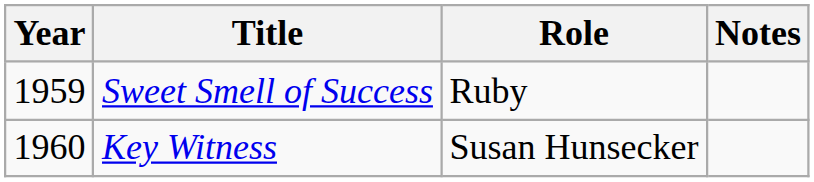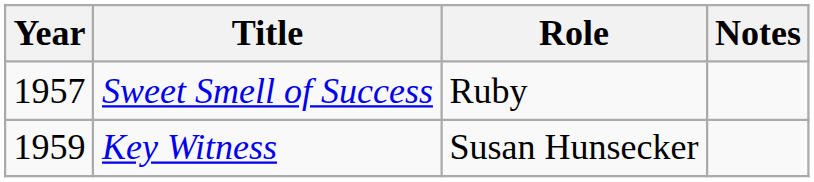(49, 90) 1959 -> (49, 90) 1957
(49, 147) 1960 -> (49, 147) 1959
